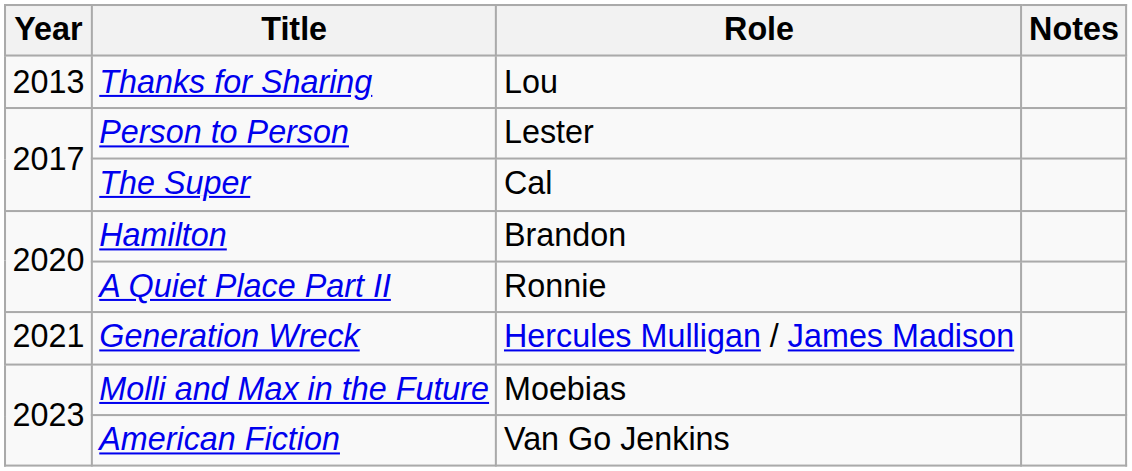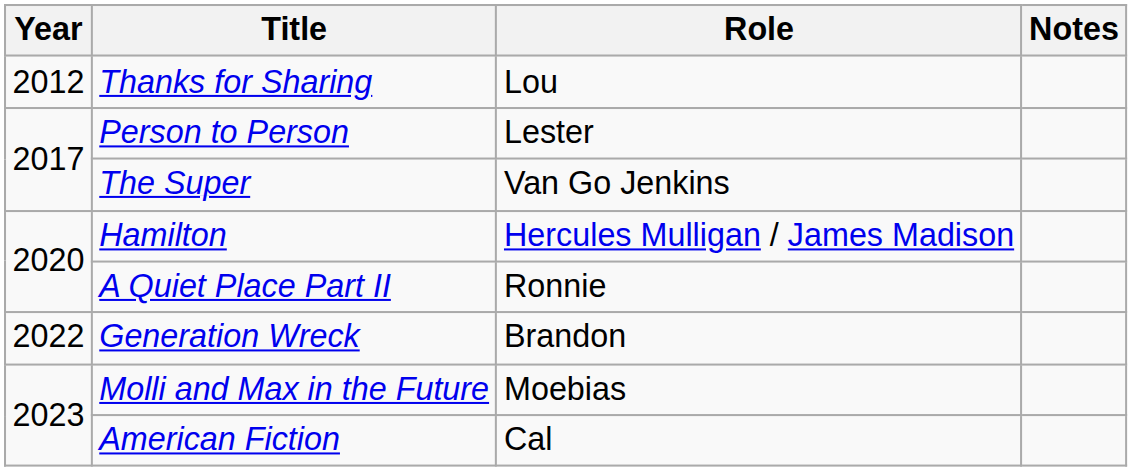(48, 81) 2013 -> (48, 81) 2012
(528, 183) Cal -> (617, 183) Van Go Jenkins
(565, 235) Brandon -> (759, 235) Hercules Mulligan / James Madison
(48, 337) 2021 -> (48, 337) 2022
(759, 337) Hercules Mulligan / James Madison -> (565, 337) Brandon
(617, 440) Van Go Jenkins -> (528, 440) Cal
